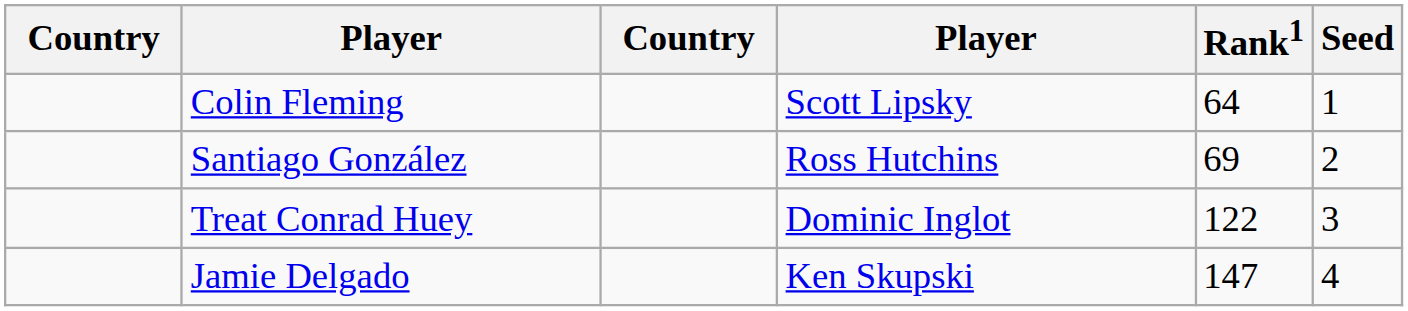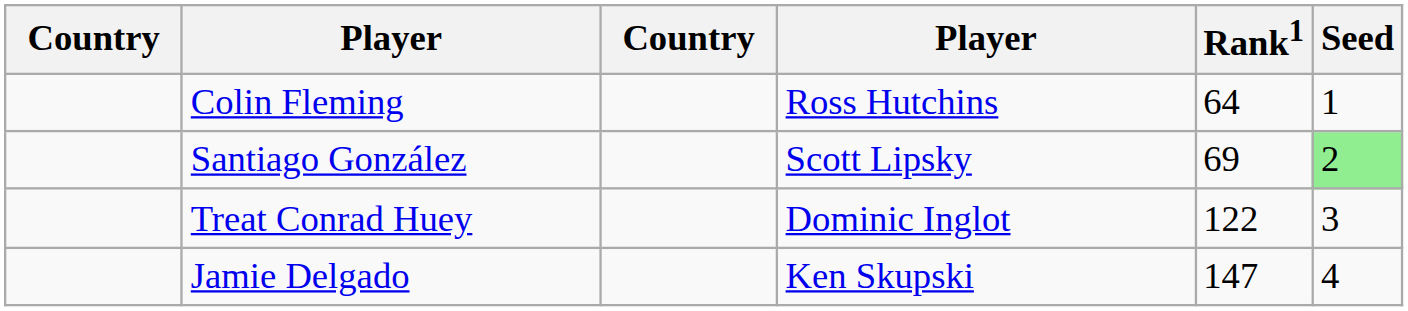(879, 101) Scott Lipsky -> (892, 101) Ross Hutchins
(892, 159) Ross Hutchins -> (879, 159) Scott Lipsky
(1330, 159) no background -> (1330, 159) lightgreen background
